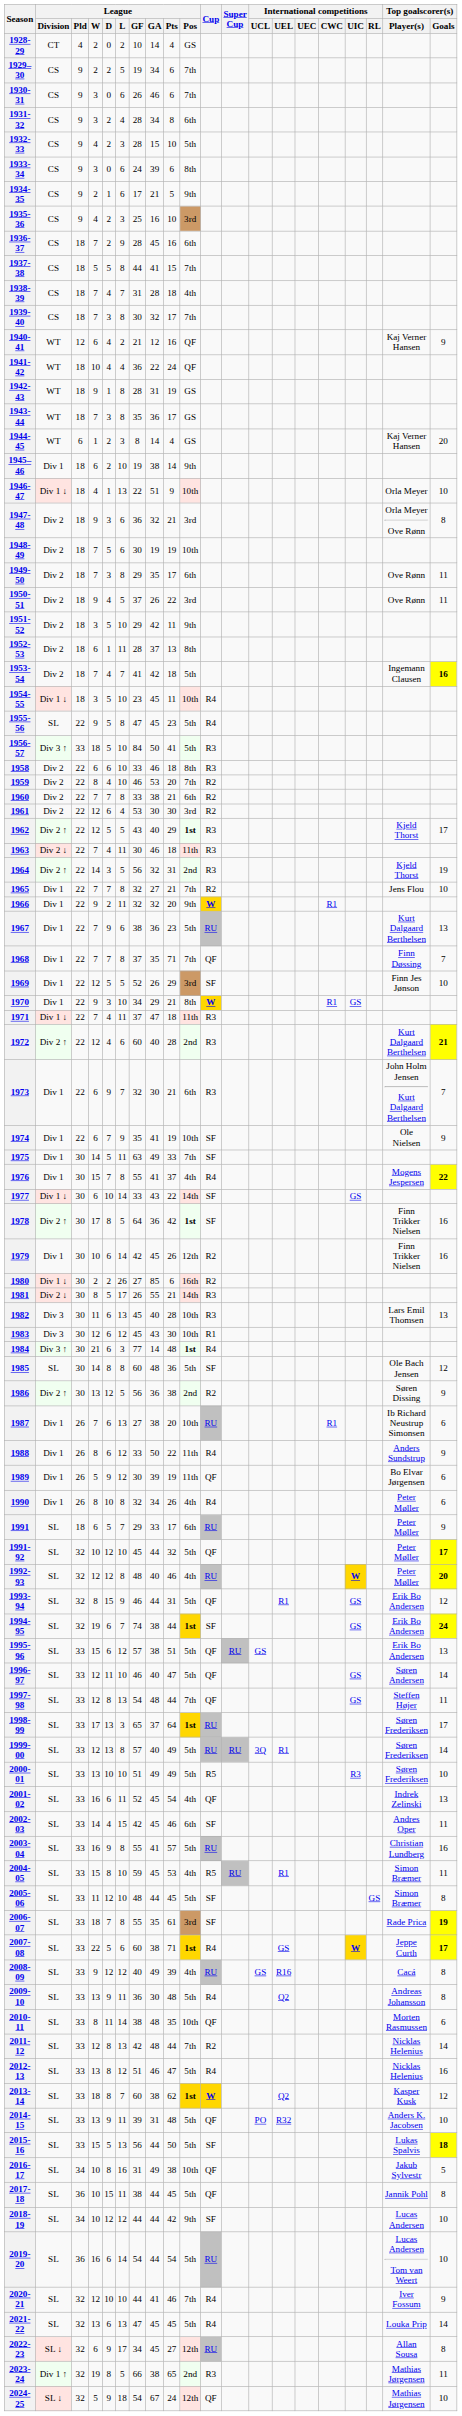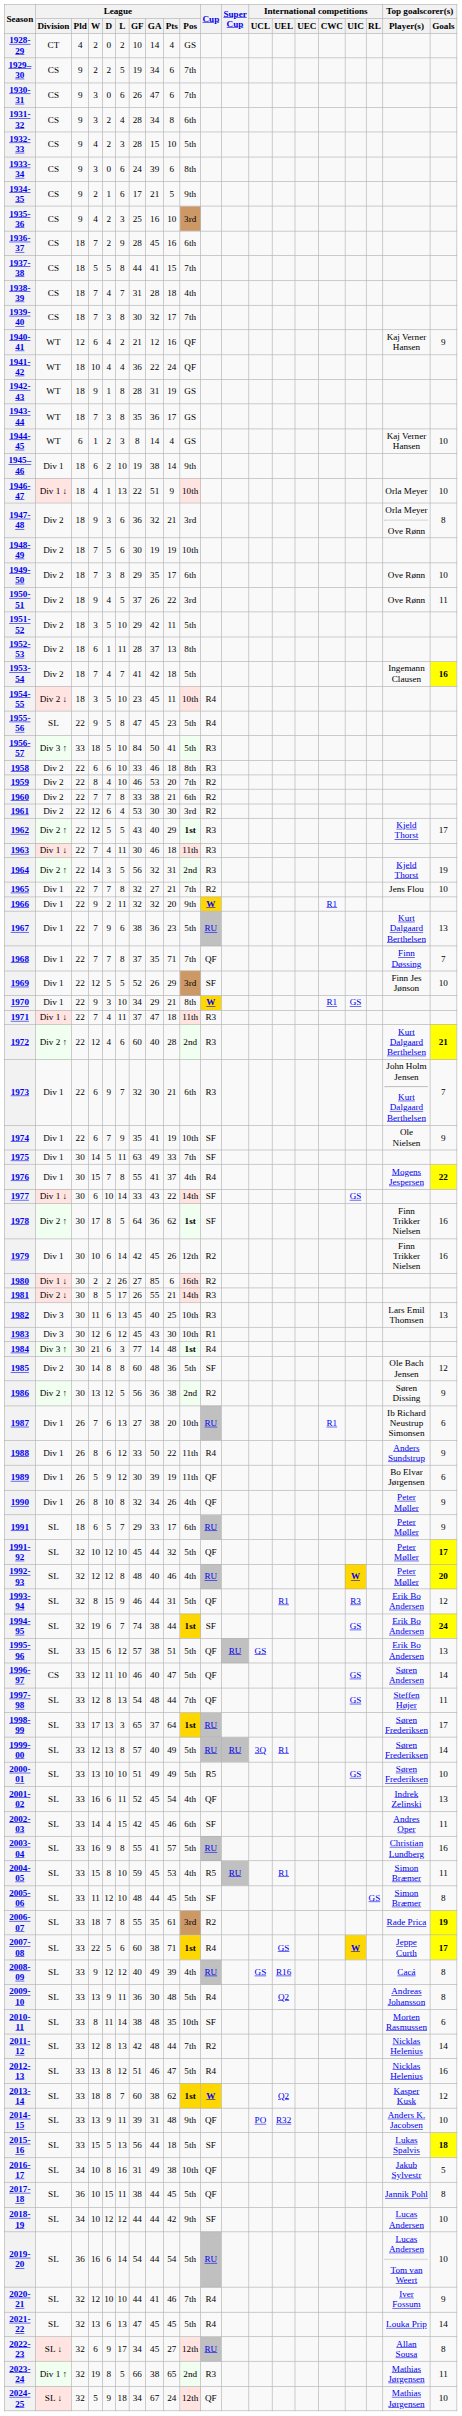(155, 95) 46 -> (155, 95) 47
(443, 441) 20 -> (443, 441) 10
(443, 575) 11 -> (443, 575) 10
(190, 624) 9th -> (190, 624) 5th
(53, 698) Div 1 ↓ -> (53, 698) Div 2 ↓
(53, 850) Div 2 ↓ -> (53, 850) Div 1 ↓
(172, 1221) 42 -> (172, 1221) 62
(172, 1315) 28 -> (172, 1315) 25
(53, 1368) SL -> (53, 1368) Div 2
(211, 1502) R4 -> (211, 1502) QF
(443, 1502) 6 -> (443, 1502) 9
(355, 1601) GS -> (355, 1601) R3
(53, 1675) SL -> (53, 1675) CS
(355, 1774) R3 -> (355, 1774) GS
(211, 1922) SF -> (211, 1922) R2
(211, 2021) QF -> (211, 2021) SF
(190, 2120) 5th -> (190, 2120) 9th
(172, 2145) 50 -> (172, 2145) 18
(137, 2398) 54 -> (137, 2398) 34
